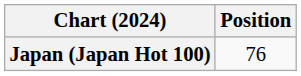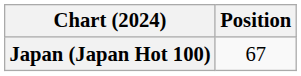(256, 53) 76 -> (256, 53) 67
